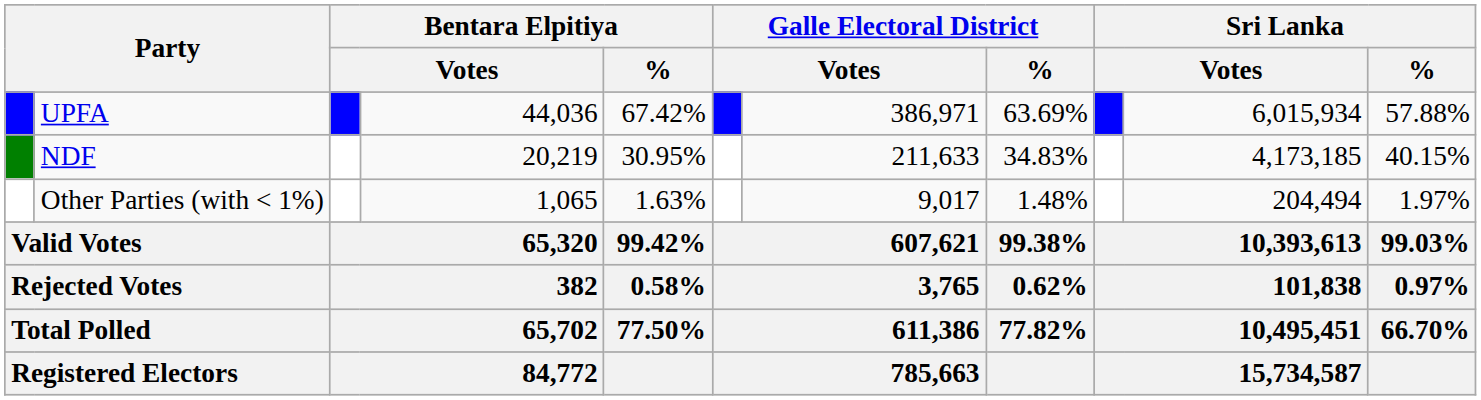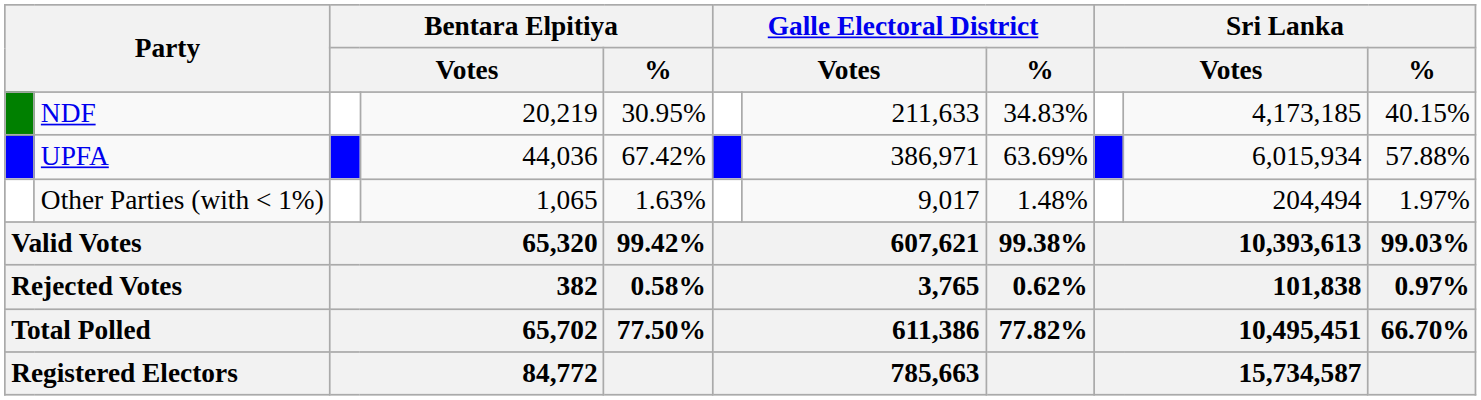rows swapped: (75, 112) <-> (68, 156)
